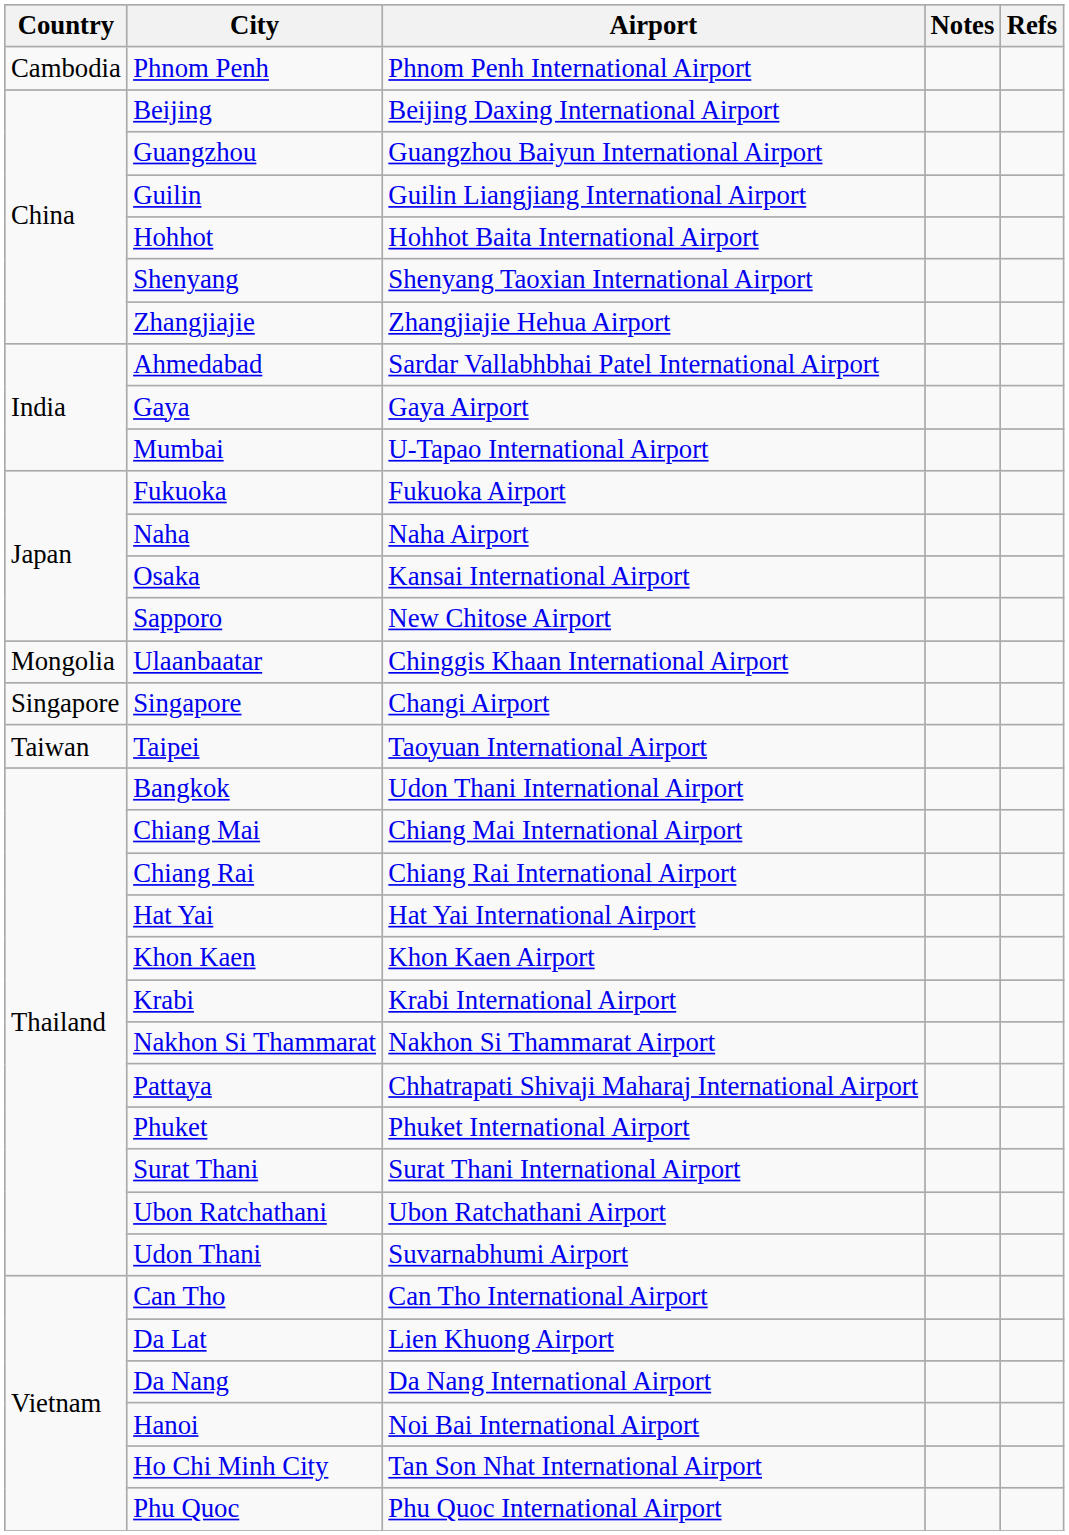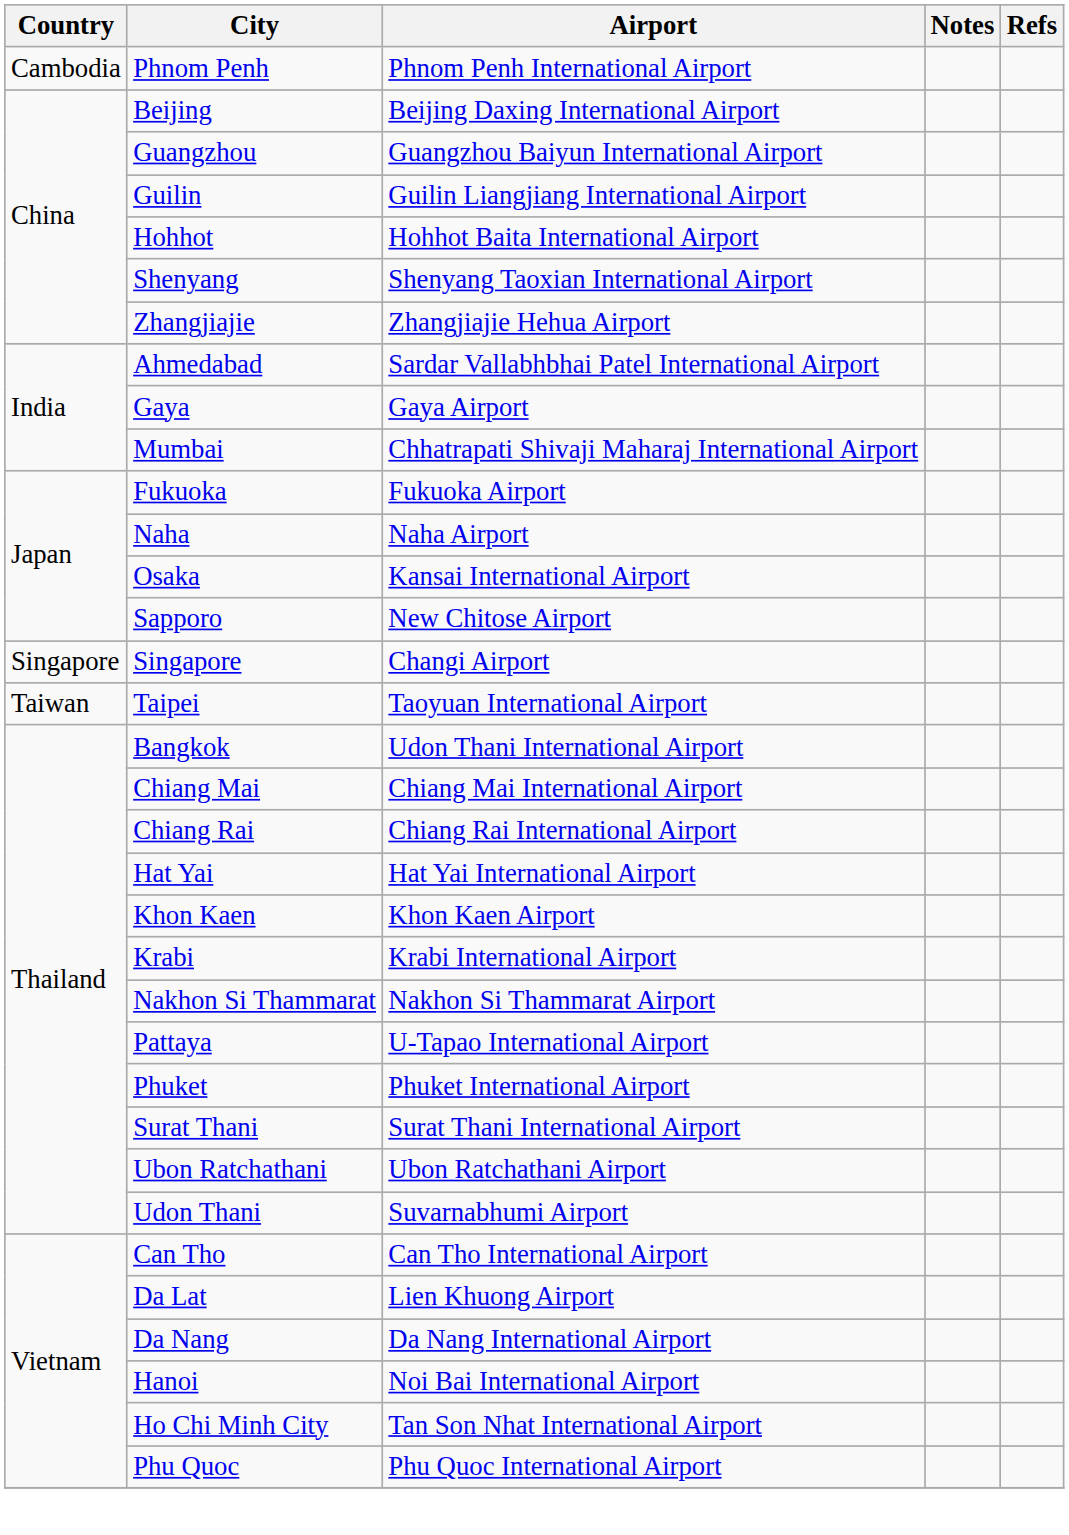(548, 449) U-Tapao International Airport -> (653, 449) Chhatrapati Shivaji Maharaj International Airport
- row: (198, 661)
(653, 1085) Chhatrapati Shivaji Maharaj International Airport -> (548, 1042) U-Tapao International Airport
